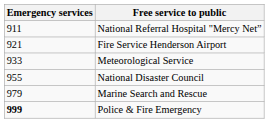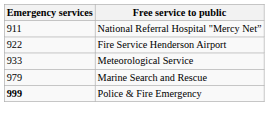(14, 45) 921 -> (14, 45) 922
- row: (151, 77)
